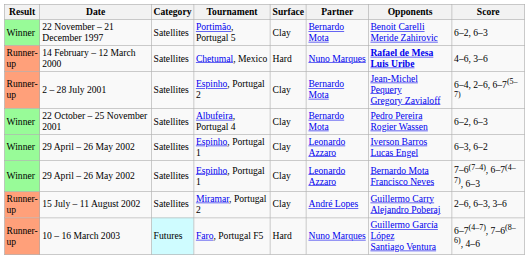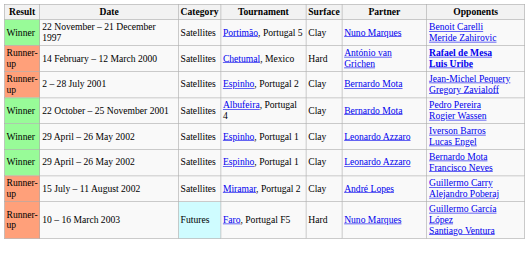- column: (488, 12)
(326, 32) Bernardo Mota -> (373, 32) Nuno Marques
(337, 58) Nuno Marques -> (368, 58) António van Grichen
